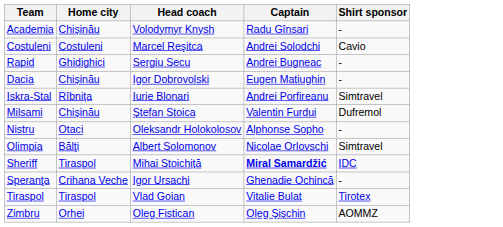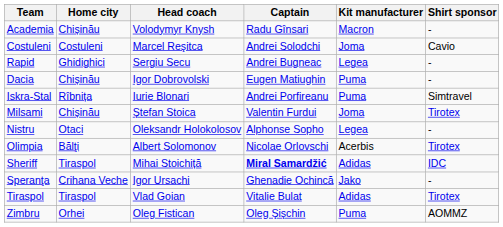+ column: (381, 12)
(360, 113) Dufremol -> (444, 113) Tirotex
(361, 146) Simtravel -> (444, 146) Tirotex
